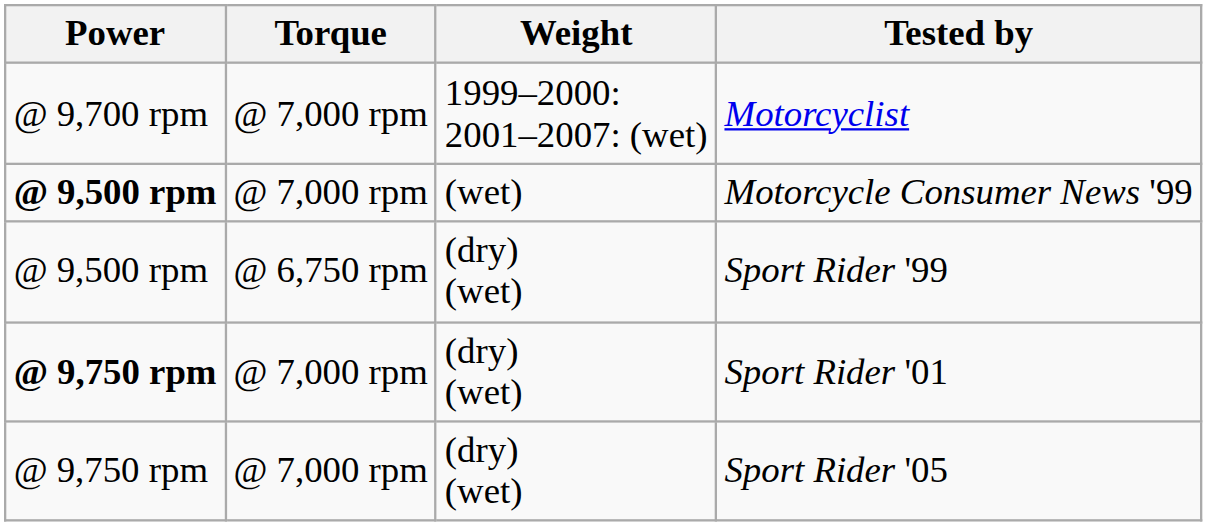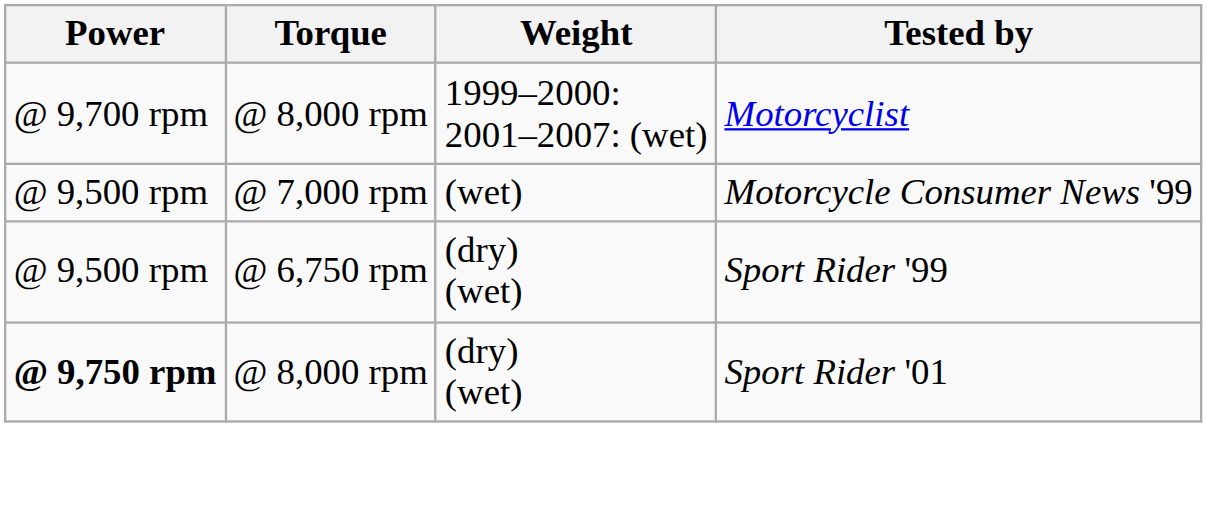(331, 112) @ 7,000 rpm -> (331, 112) @ 8,000 rpm
(115, 191) bold -> (111, 191) normal
(331, 370) @ 7,000 rpm -> (331, 370) @ 8,000 rpm
- row: (836, 470)
